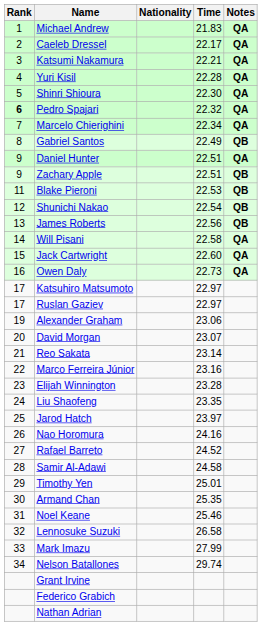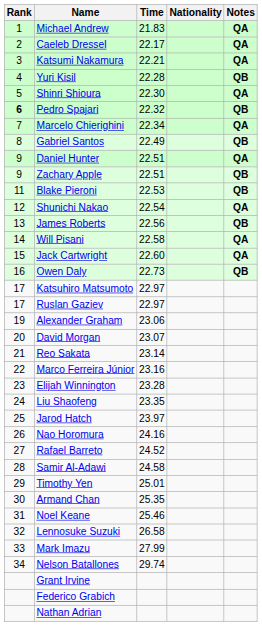columns swapped: (165, 12) <-> (209, 12)
(241, 77) QA -> (241, 77) QB
(241, 110) QA -> (241, 110) QB
(241, 207) QB -> (241, 207) QA
(241, 272) QA -> (241, 272) QB
